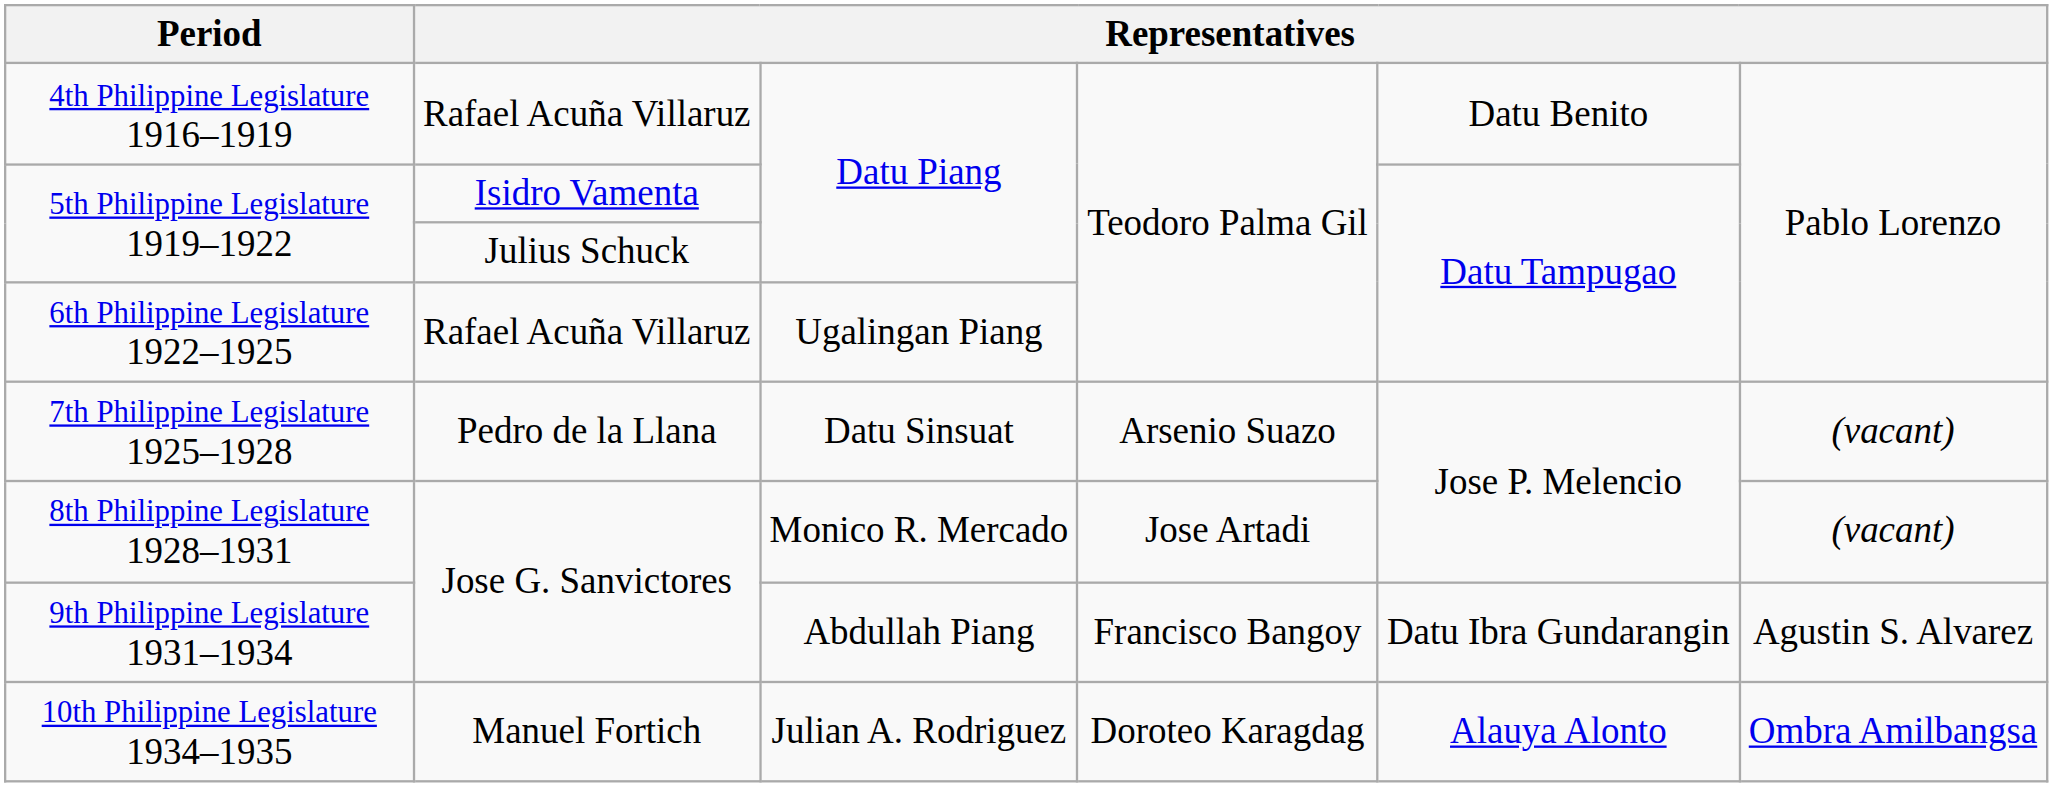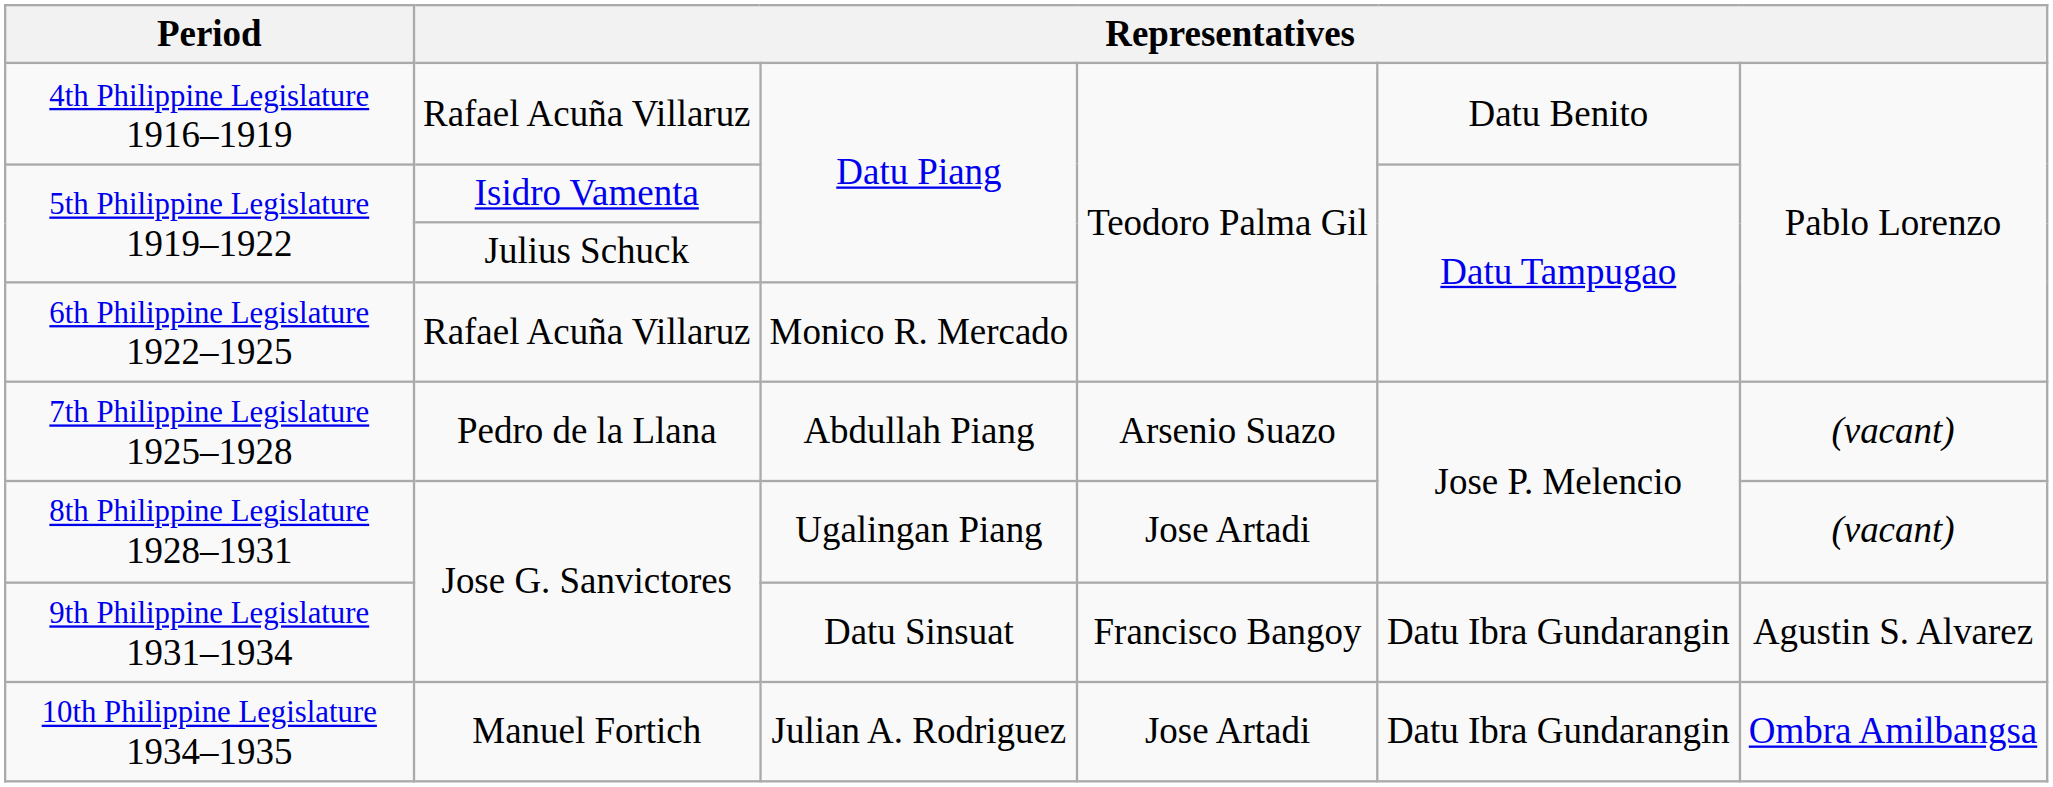(919, 330) Ugalingan Piang -> (919, 330) Monico R. Mercado
(919, 430) Datu Sinsuat -> (919, 430) Abdullah Piang
(919, 531) Monico R. Mercado -> (919, 531) Ugalingan Piang
(919, 631) Abdullah Piang -> (919, 631) Datu Sinsuat
(1228, 731) Doroteo Karagdag -> (1228, 731) Jose Artadi
(1558, 731) Alauya Alonto -> (1558, 731) Datu Ibra Gundarangin
